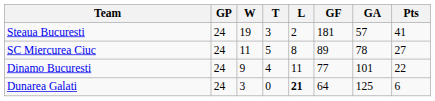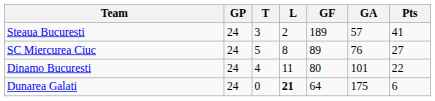- column: (250, 13)
(326, 31) 181 -> (318, 31) 189
(361, 50) 78 -> (356, 50) 76
(323, 68) 77 -> (315, 68) 80
(364, 86) 125 -> (359, 86) 175
